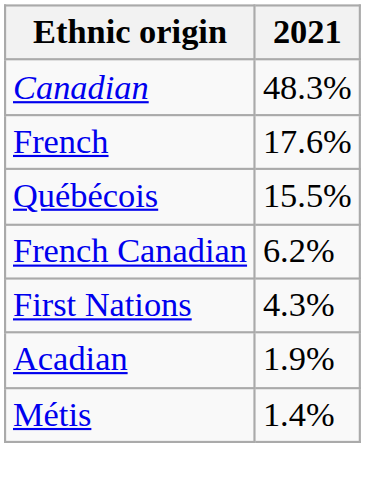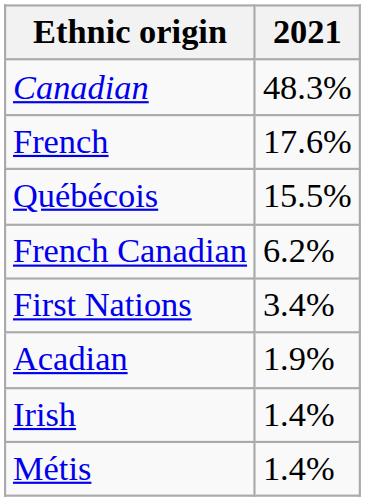(299, 304) 4.3% -> (299, 304) 3.4%
+ row: (45, 414)
